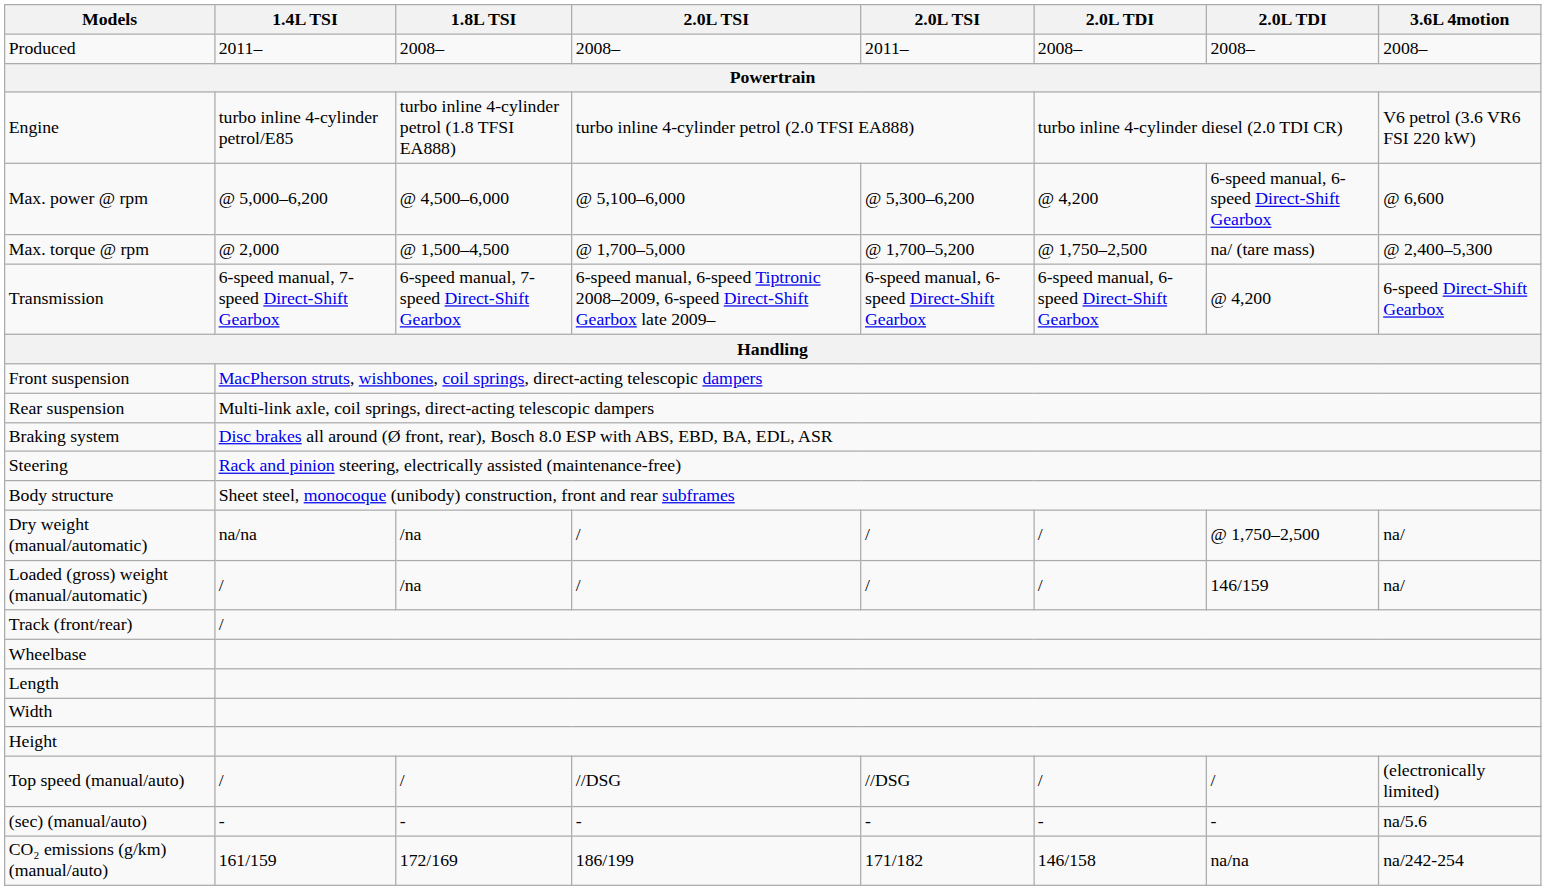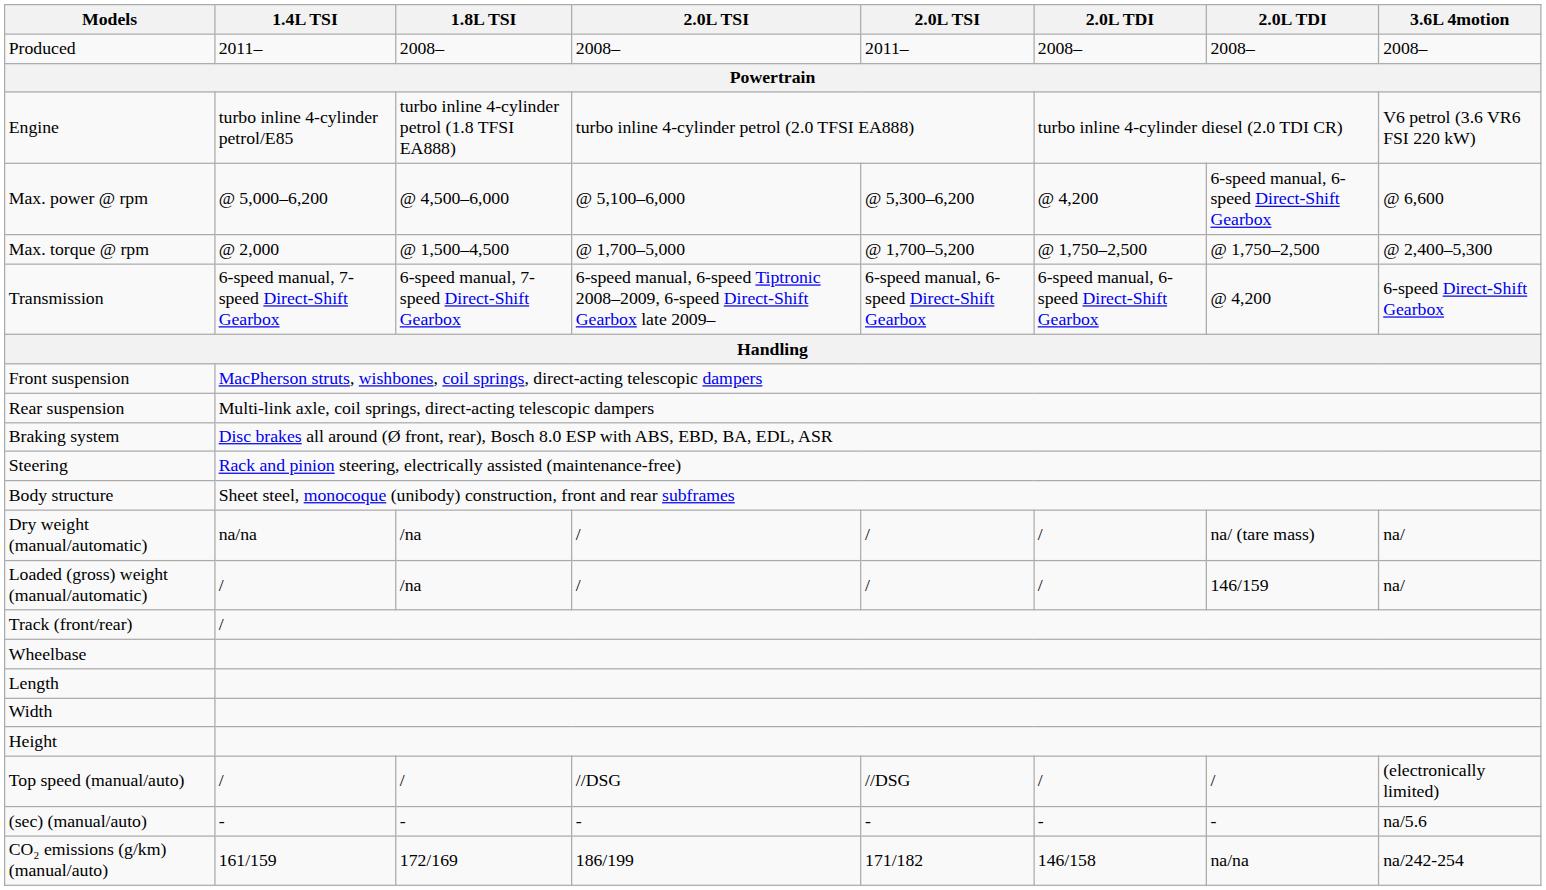(1263, 249) na/ (tare mass) -> (1265, 249) @ 1,750–2,500
(1265, 535) @ 1,750–2,500 -> (1263, 535) na/ (tare mass)
